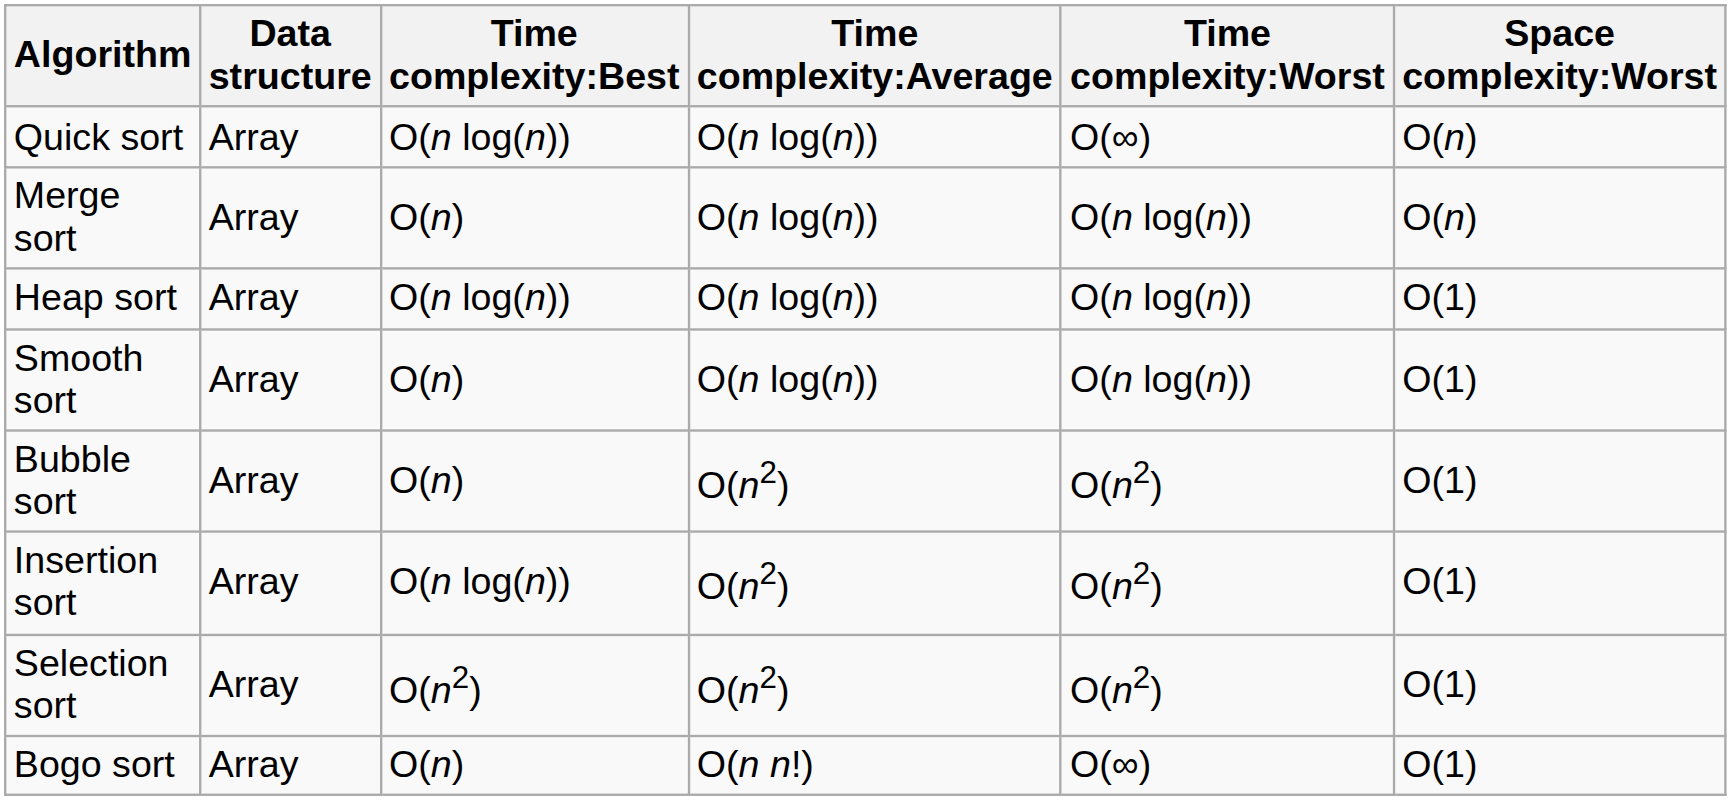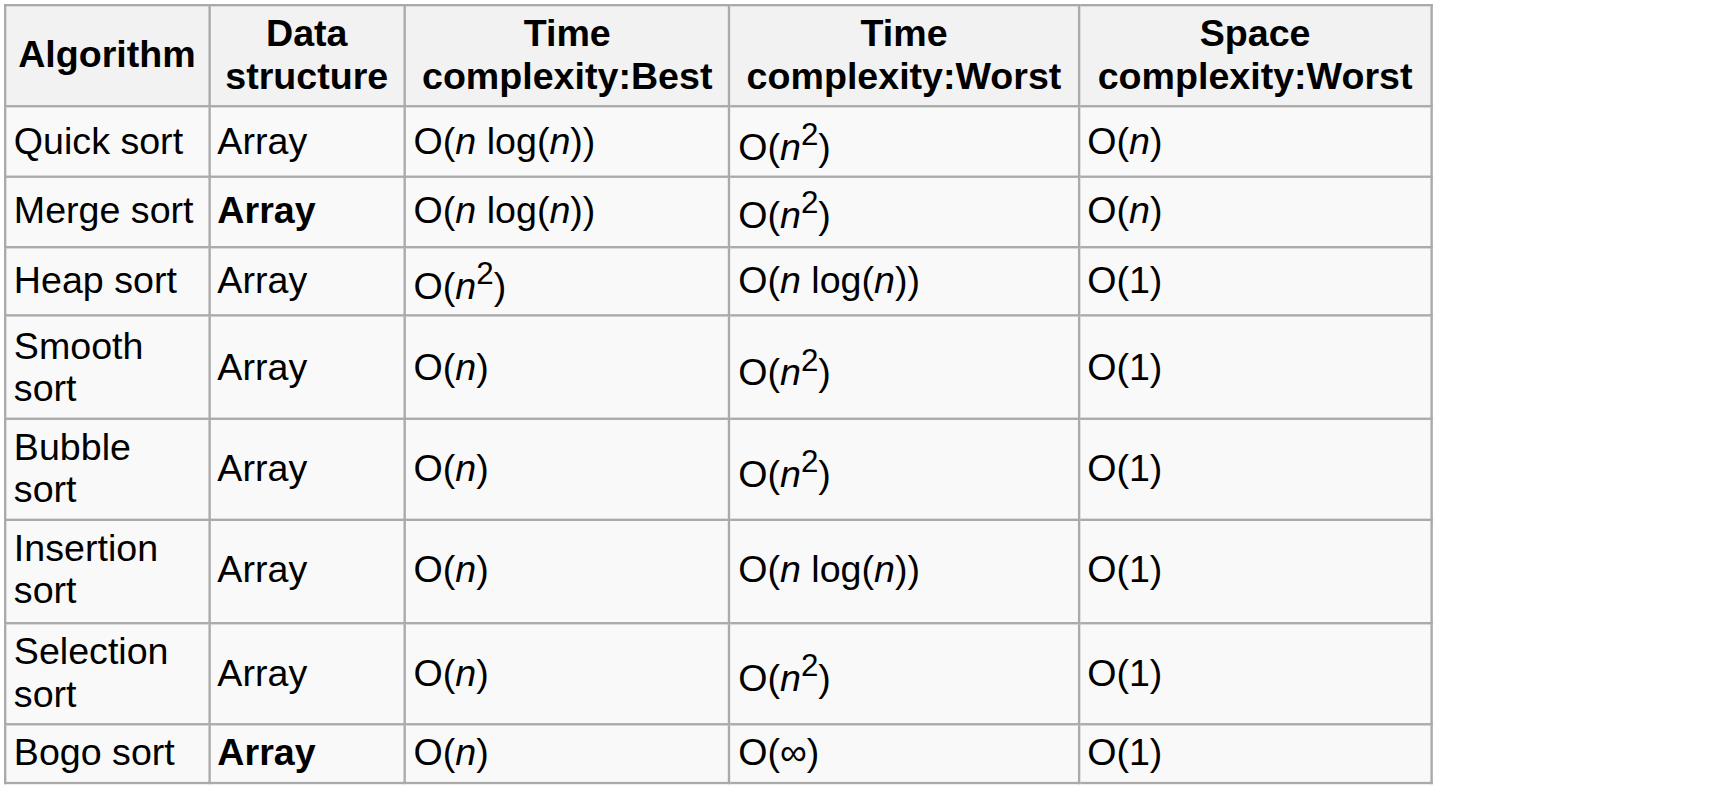- column: (875, 55)
(1111, 136) O(∞) -> (785, 141) O(n2)
(254, 217) normal -> (267, 211) bold
(427, 217) O(n) -> (504, 211) O(n log(n))
(1161, 217) O(n log(n)) -> (785, 211) O(n2)
(480, 297) O(n log(n)) -> (460, 280) O(n2)
(1161, 378) O(n log(n)) -> (785, 366) O(n2)
(480, 582) O(n log(n)) -> (451, 570) O(n)
(1116, 582) O(n2) -> (829, 570) O(n log(n))
(435, 684) O(n2) -> (451, 672) O(n)
(254, 765) normal -> (267, 753) bold
